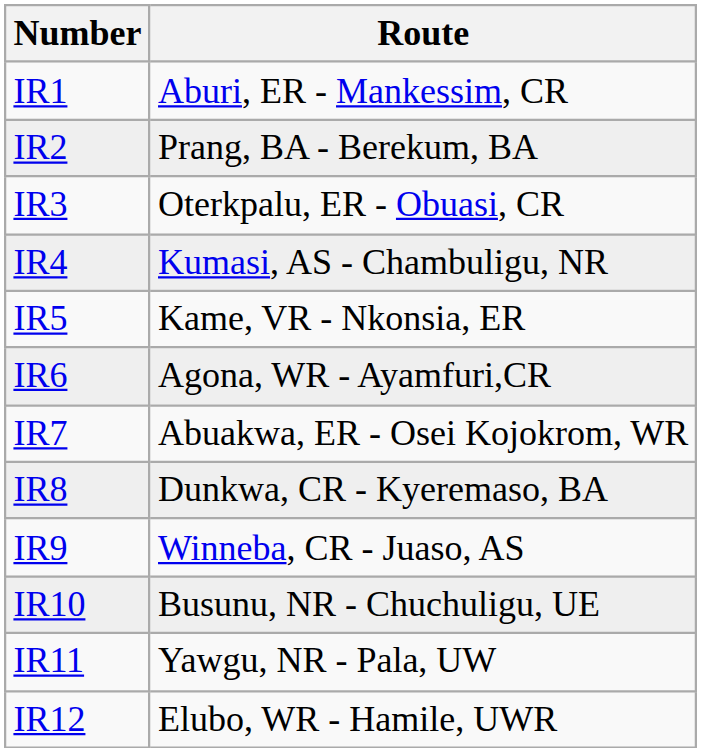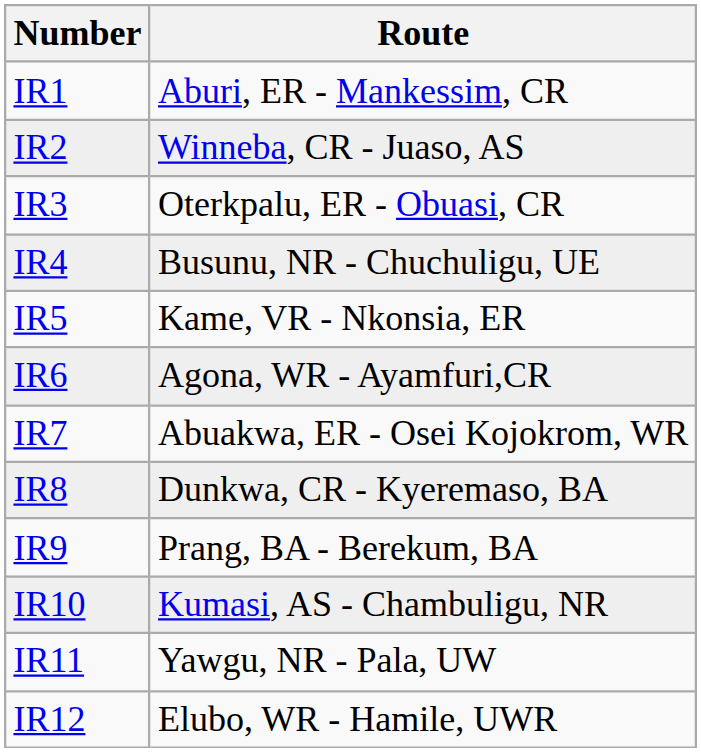(348, 147) Prang, BA - Berekum, BA -> (341, 147) Winneba, CR - Juaso, AS
(383, 261) Kumasi, AS - Chambuligu, NR -> (379, 261) Busunu, NR - Chuchuligu, UE
(341, 546) Winneba, CR - Juaso, AS -> (348, 546) Prang, BA - Berekum, BA
(379, 603) Busunu, NR - Chuchuligu, UE -> (383, 603) Kumasi, AS - Chambuligu, NR
